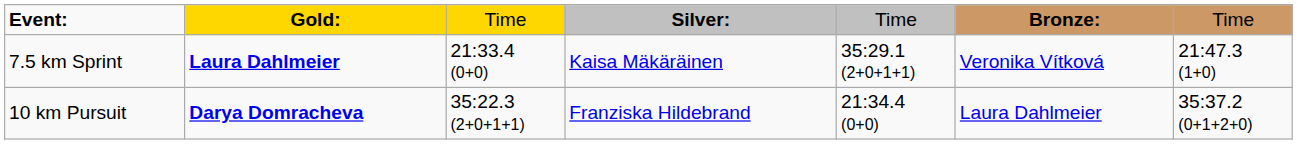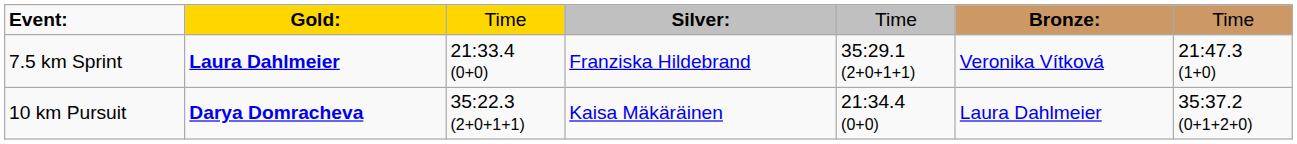(646, 60) Kaisa Mäkäräinen -> (660, 60) Franziska Hildebrand
(660, 113) Franziska Hildebrand -> (646, 113) Kaisa Mäkäräinen
